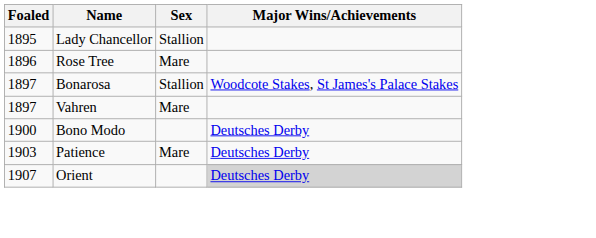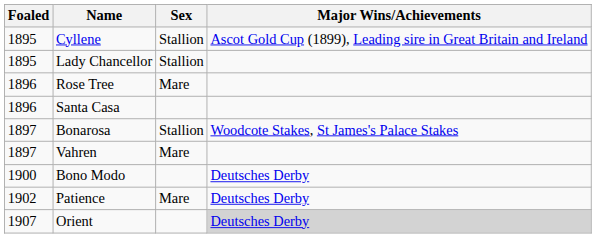+ row: (78, 38)
+ row: (88, 107)
(22, 152) 1903 -> (22, 198) 1902
